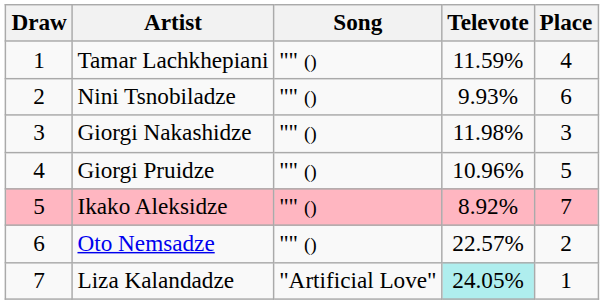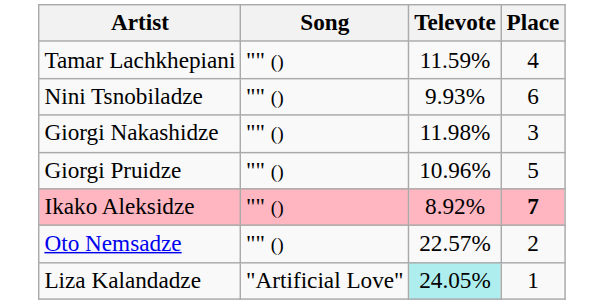- column: (39, 22)
(566, 206) normal -> (533, 206) bold
